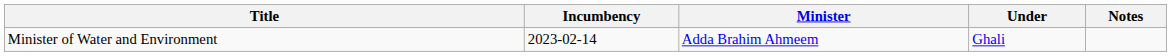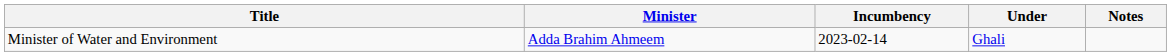columns swapped: (824, 16) <-> (601, 16)
